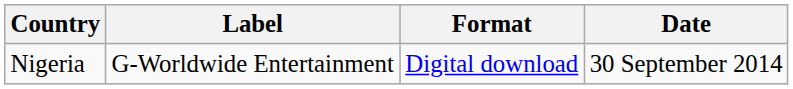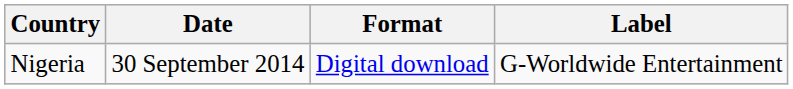columns swapped: (686, 24) <-> (253, 24)
